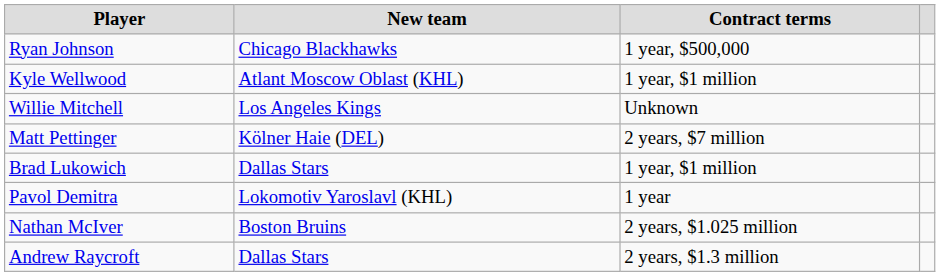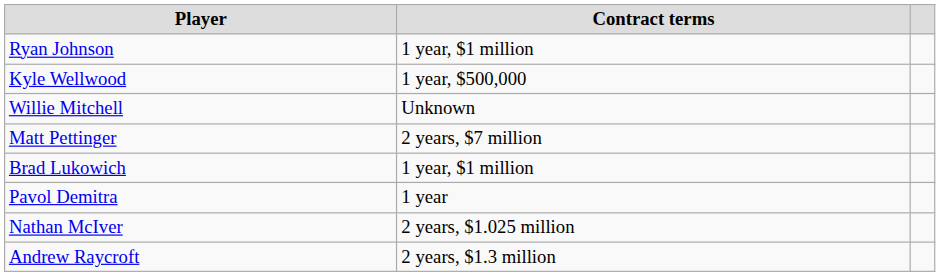- column: (427, 19)
(687, 49) 1 year, $500,000 -> (468, 49) 1 year, $1 million
(690, 78) 1 year, $1 million -> (464, 78) 1 year, $500,000
